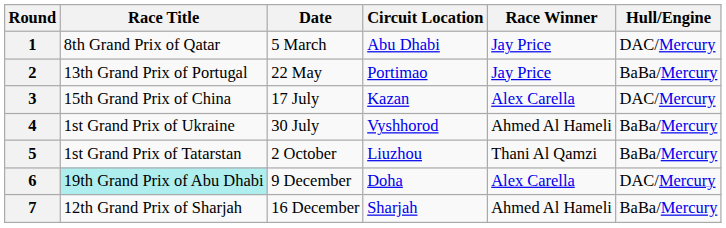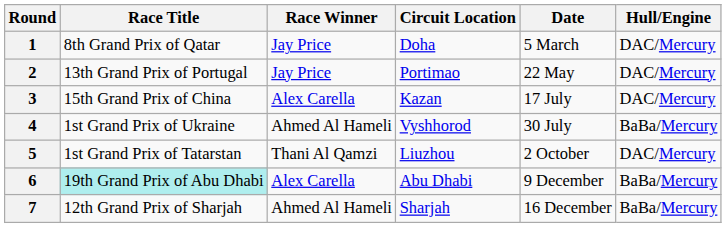columns swapped: (315, 17) <-> (552, 17)
(404, 44) Abu Dhabi -> (417, 44) Doha
(668, 71) BaBa/Mercury -> (668, 71) DAC/Mercury
(668, 153) BaBa/Mercury -> (668, 153) DAC/Mercury
(385, 180) Doha -> (436, 180) Abu Dhabi
(668, 180) DAC/Mercury -> (668, 180) BaBa/Mercury
